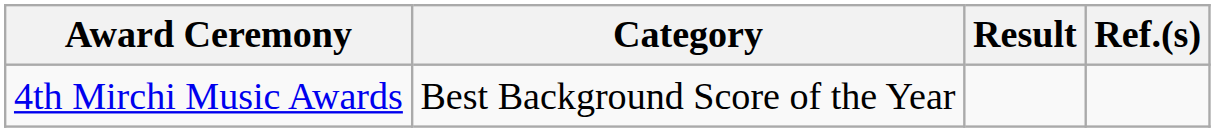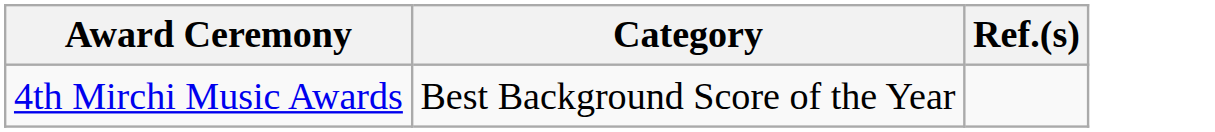- column: (1025, 34)
